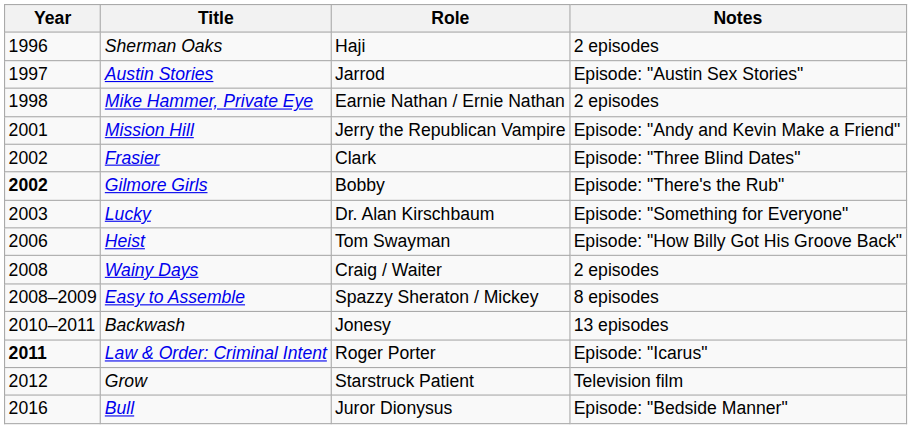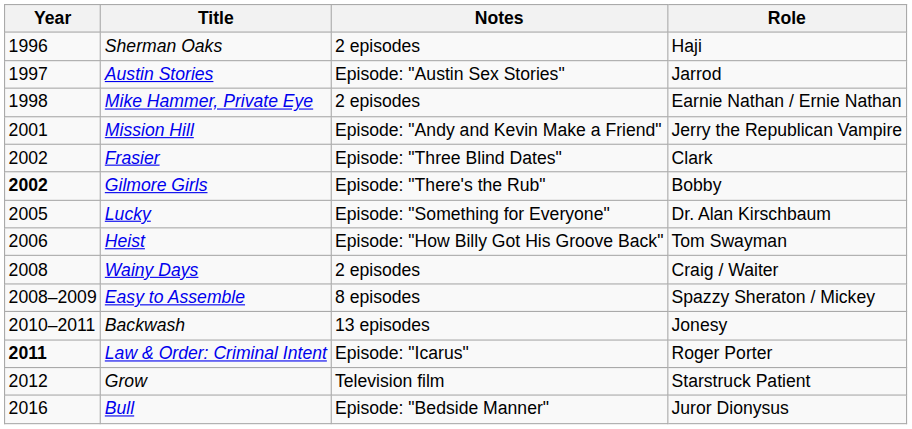columns swapped: (450, 18) <-> (738, 18)
(28, 213) 2003 -> (28, 213) 2005
